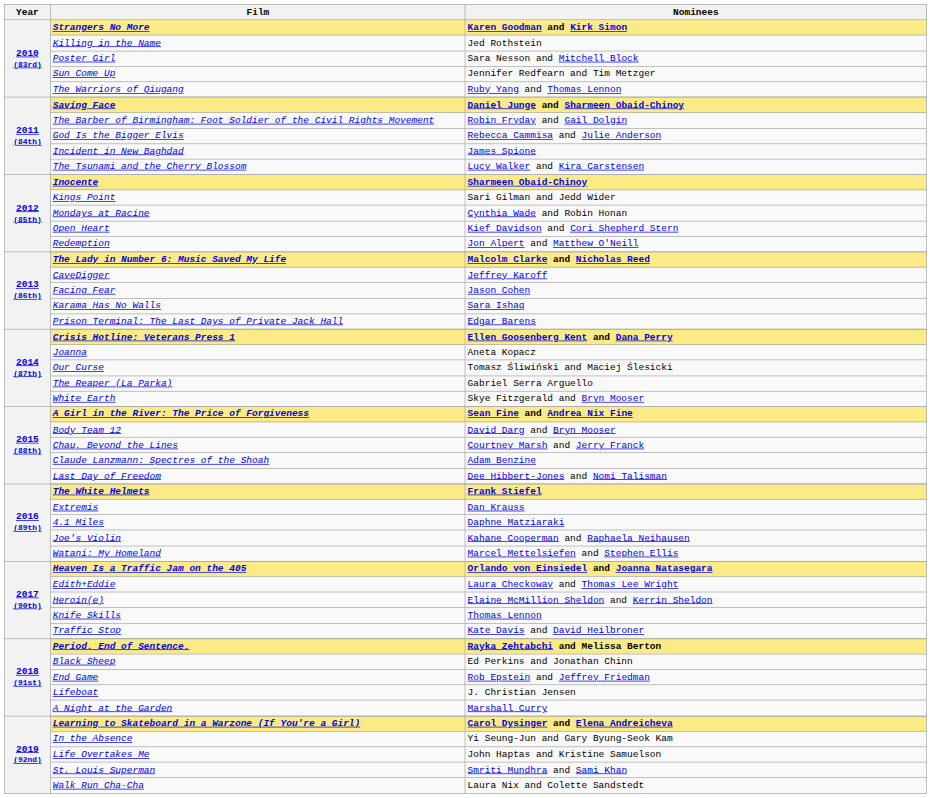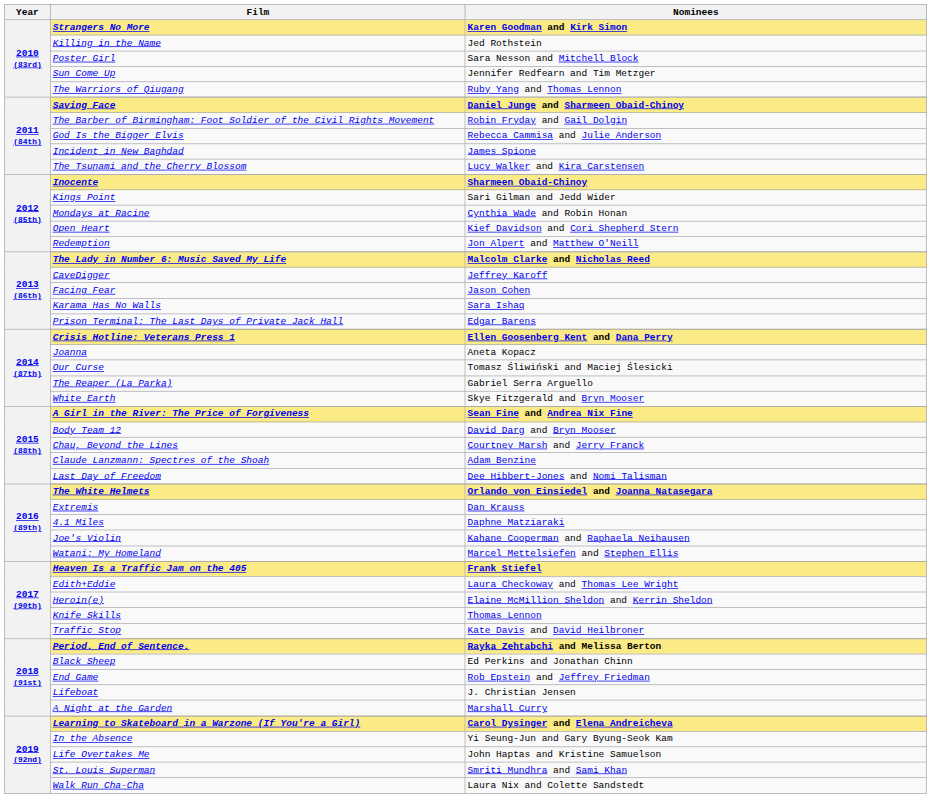(505, 492) Frank Stiefel -> (590, 492) Orlando von Einsiedel and Joanna Natasegara
(590, 569) Orlando von Einsiedel and Joanna Natasegara -> (505, 569) Frank Stiefel
